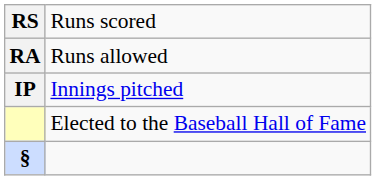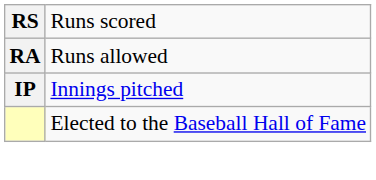- row: (25, 157)
